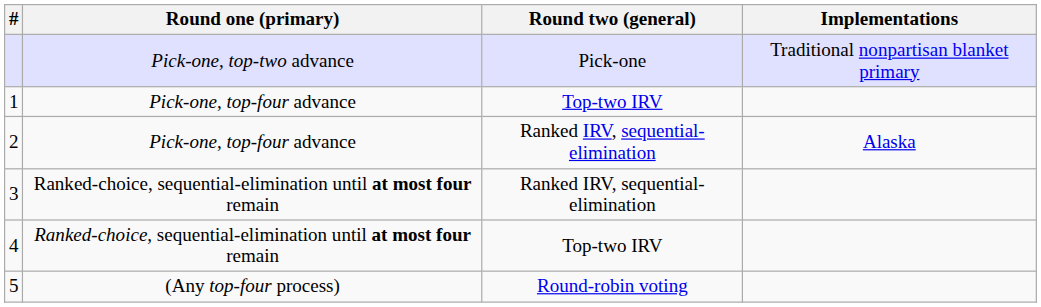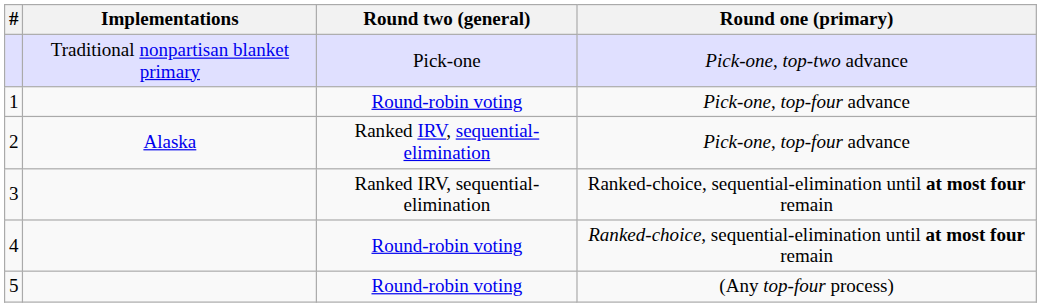columns swapped: (253, 19) <-> (889, 19)
(612, 101) Top-two IRV -> (447, 101) Round-robin voting
(612, 245) Top-two IRV -> (447, 245) Round-robin voting
